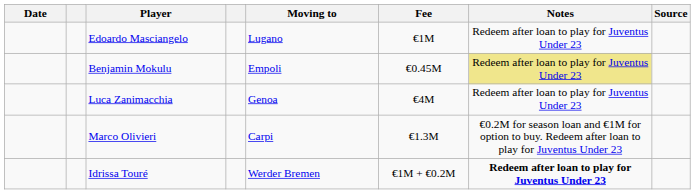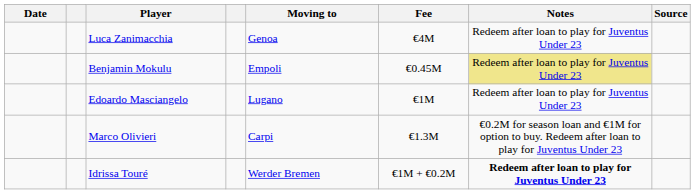rows swapped: (138, 37) <-> (131, 99)
